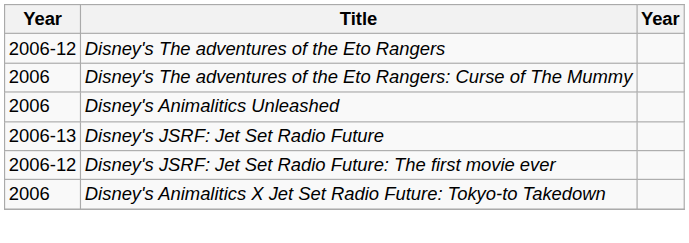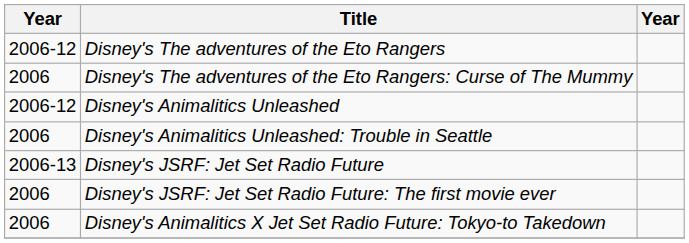(29, 106) 2006 -> (43, 106) 2006-12
+ row: (289, 135)
(43, 164) 2006-12 -> (29, 194) 2006
